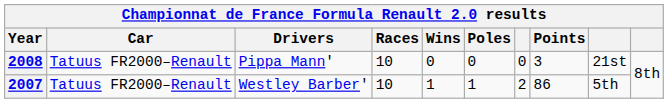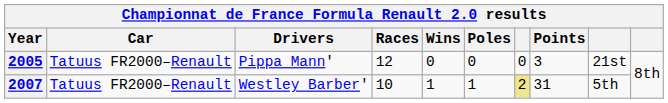(25, 63) 2008 -> (25, 63) 2005
(384, 63) 10 -> (384, 63) 12
(522, 87) no background -> (522, 87) khaki background
(542, 87) 86 -> (542, 87) 31
